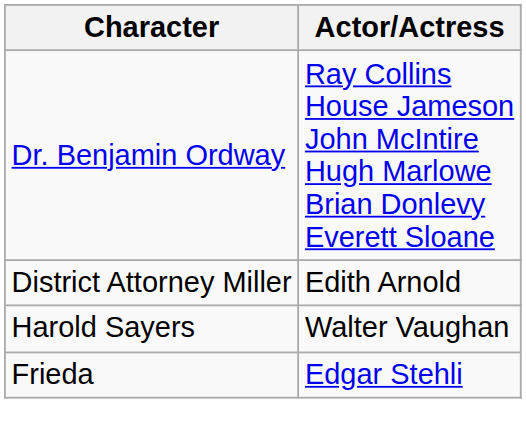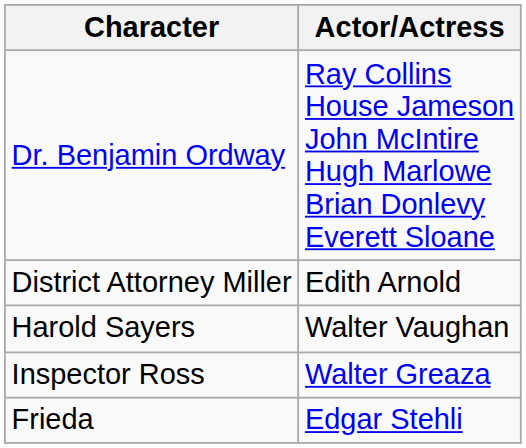+ row: (108, 374)
